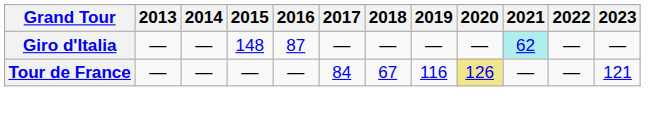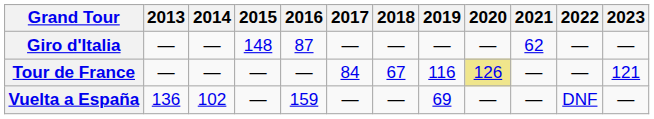(526, 45) paleturquoise background -> (534, 45) no background
+ row: (74, 99)
